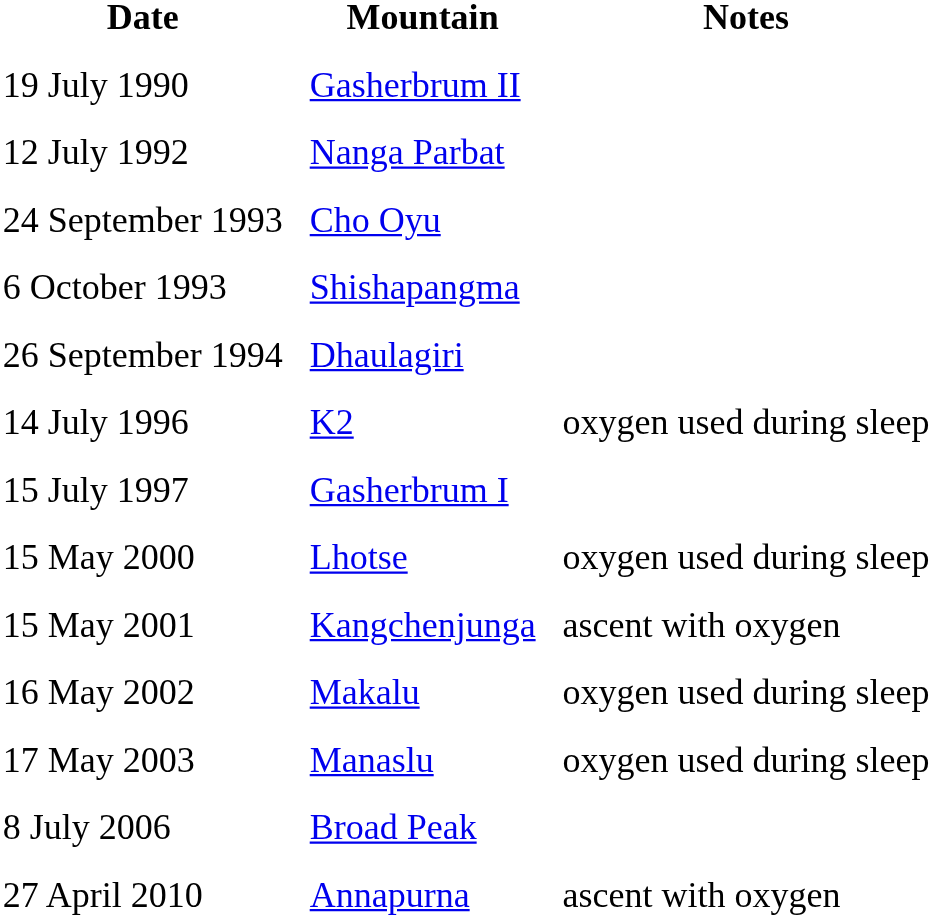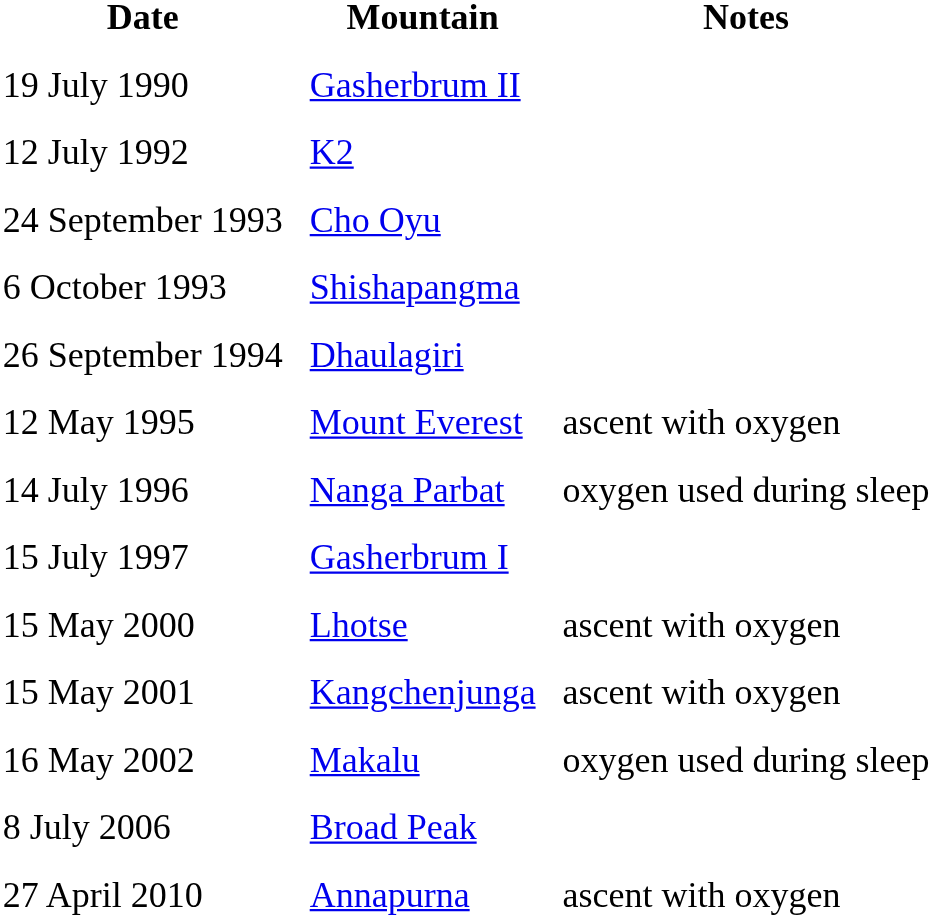(407, 152) Nanga Parbat -> (332, 152) K2
+ row: (99, 422)
(332, 422) K2 -> (407, 489) Nanga Parbat
(746, 557) oxygen used during sleep -> (702, 624) ascent with oxygen
- row: (99, 759)
